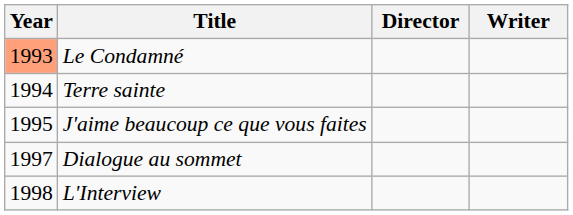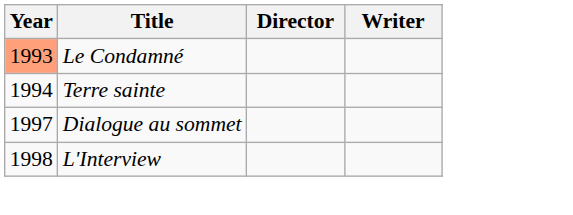- row: (215, 124)
